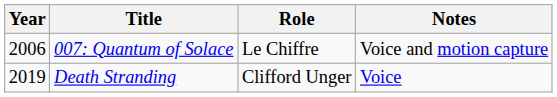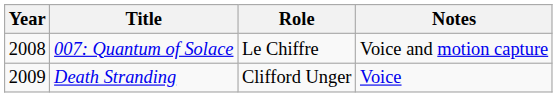(27, 48) 2006 -> (27, 48) 2008
(27, 77) 2019 -> (27, 77) 2009
